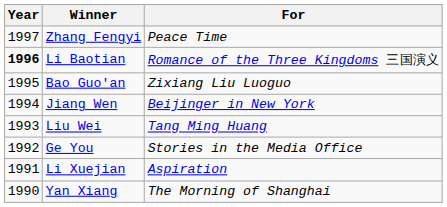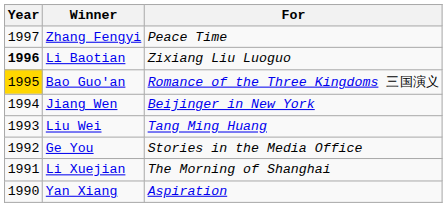(294, 61) Romance of the Three Kingdoms 三国演义 -> (219, 59) Zixiang Liu Luoguo
(24, 83) no background -> (24, 82) gold background
(219, 83) Zixiang Liu Luoguo -> (294, 82) Romance of the Three Kingdoms 三国演义
(187, 170) Aspiration -> (239, 170) The Morning of Shanghai
(239, 191) The Morning of Shanghai -> (187, 191) Aspiration
